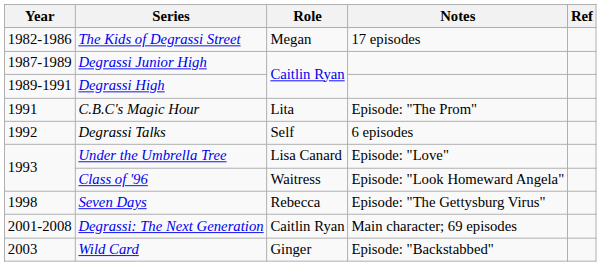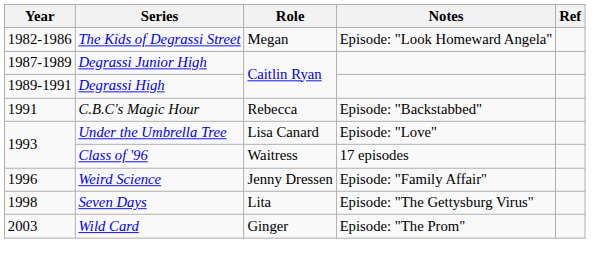(386, 39) 17 episodes -> (446, 39) Episode: "Look Homeward Angela"
(282, 109) Lita -> (272, 109) Rebecca
(414, 109) Episode: "The Prom" -> (411, 109) Episode: "Backstabbed"
- row: (122, 132)
(458, 179) Episode: "Look Homeward Angela" -> (374, 156) 17 episodes
+ row: (120, 179)
(295, 202) Rebecca -> (259, 202) Lita
- row: (171, 226)
(423, 249) Episode: "Backstabbed" -> (402, 226) Episode: "The Prom"
